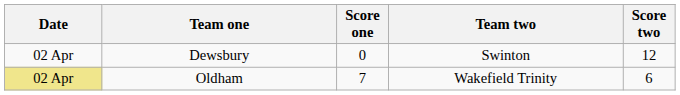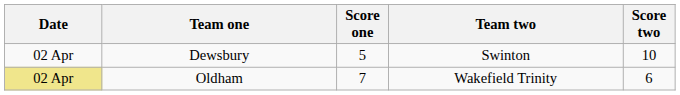(362, 55) 0 -> (362, 55) 5
(649, 55) 12 -> (649, 55) 10
